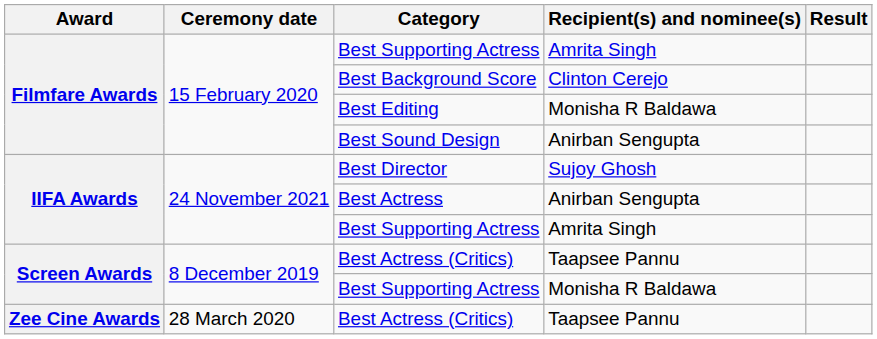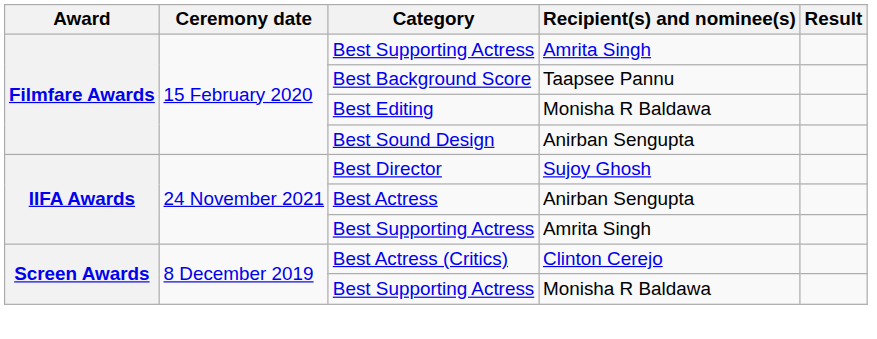(608, 79) Clinton Cerejo -> (609, 79) Taapsee Pannu
(614, 259) Taapsee Pannu -> (603, 259) Clinton Cerejo
- row: (84, 318)
